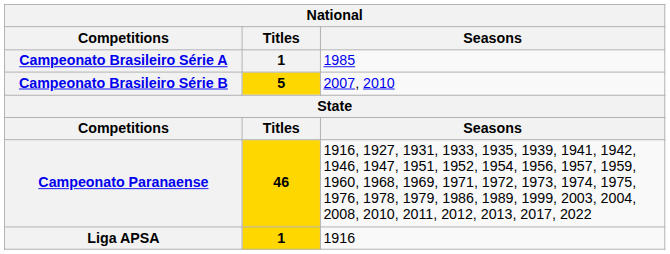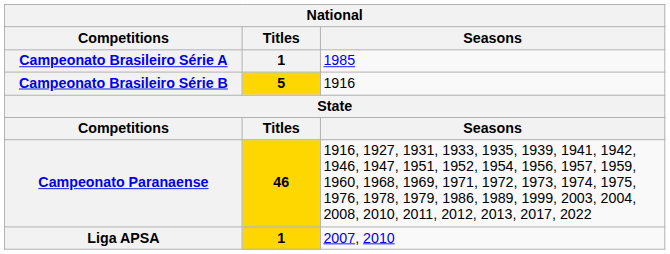(359, 83) 2007, 2010 -> (339, 83) 1916
(339, 237) 1916 -> (359, 237) 2007, 2010
